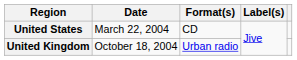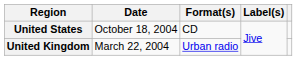(132, 30) March 22, 2004 -> (136, 30) October 18, 2004
(136, 47) October 18, 2004 -> (132, 47) March 22, 2004
